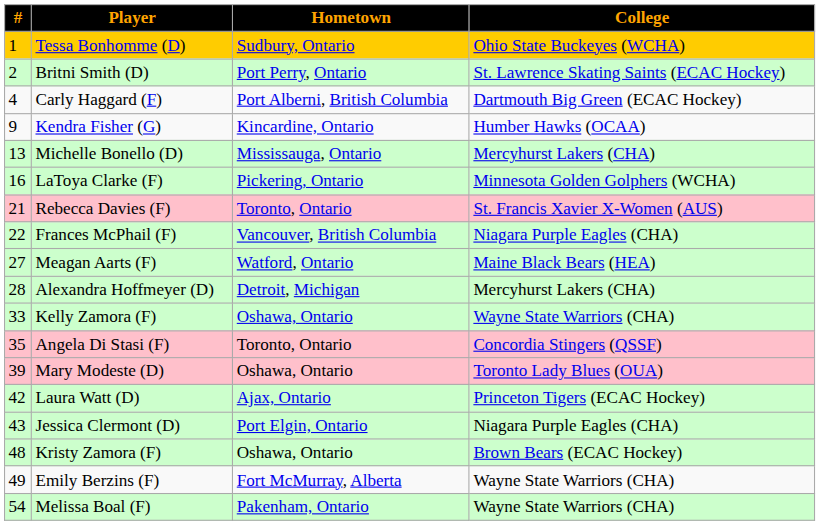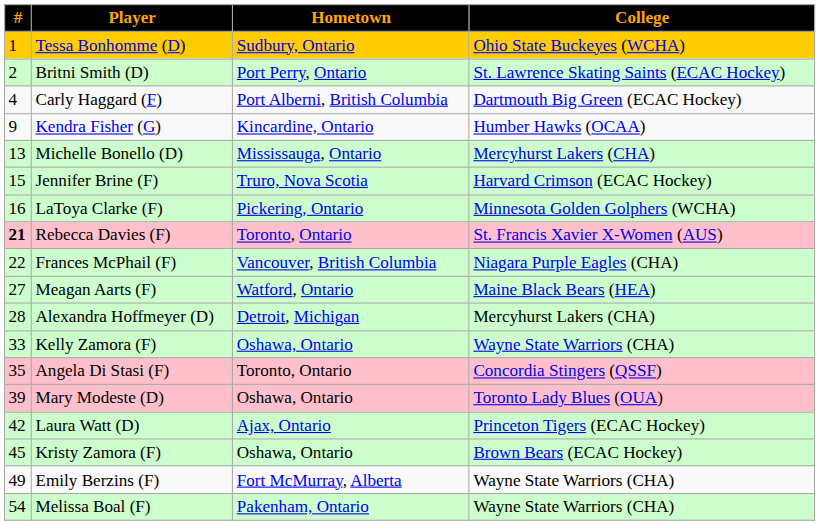+ row: (97, 180)
(17, 208) normal -> (17, 235) bold
- row: (108, 425)
(17, 452) 48 -> (17, 452) 45
